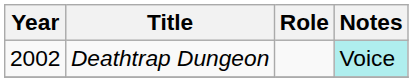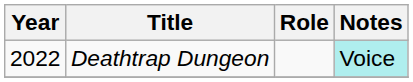(35, 58) 2002 -> (35, 58) 2022
